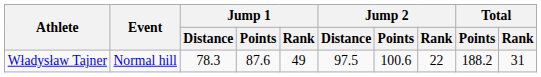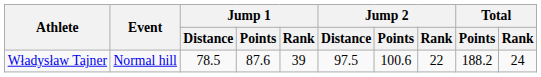(208, 61) 78.3 -> (208, 61) 78.5
(299, 61) 49 -> (299, 61) 39
(518, 61) 31 -> (518, 61) 24
